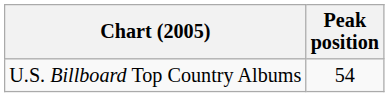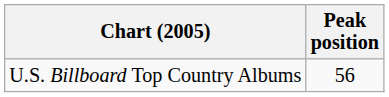(345, 75) 54 -> (345, 75) 56
